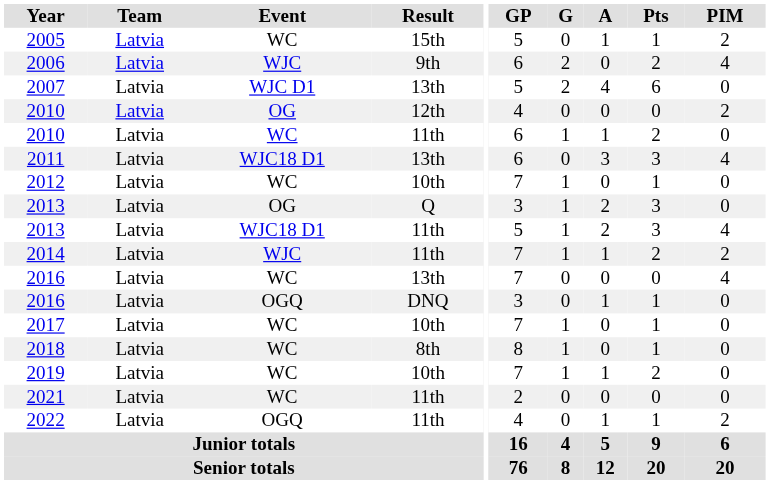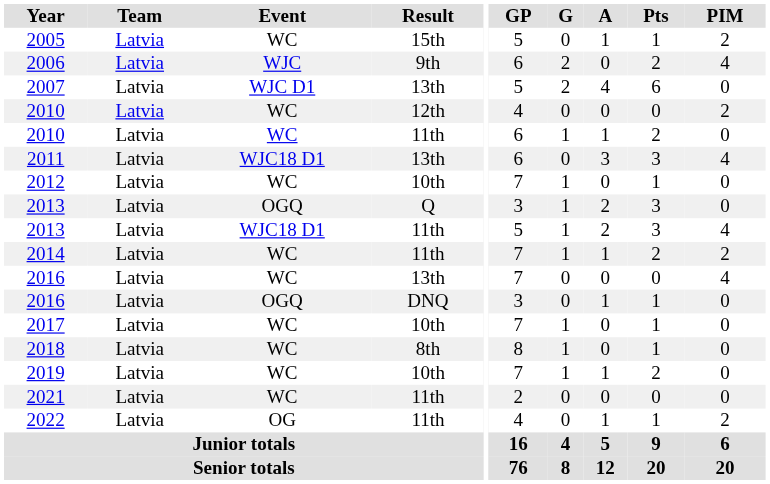(282, 111) OG -> (282, 111) WC
(282, 206) OG -> (282, 206) OGQ
(282, 253) WJC -> (282, 253) WC
(282, 420) OGQ -> (282, 420) OG
